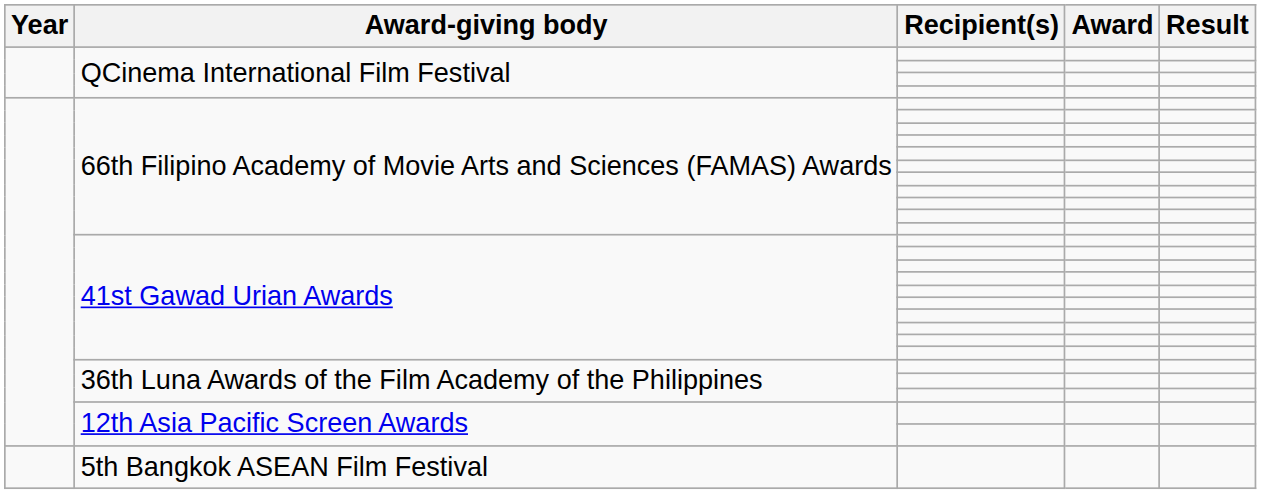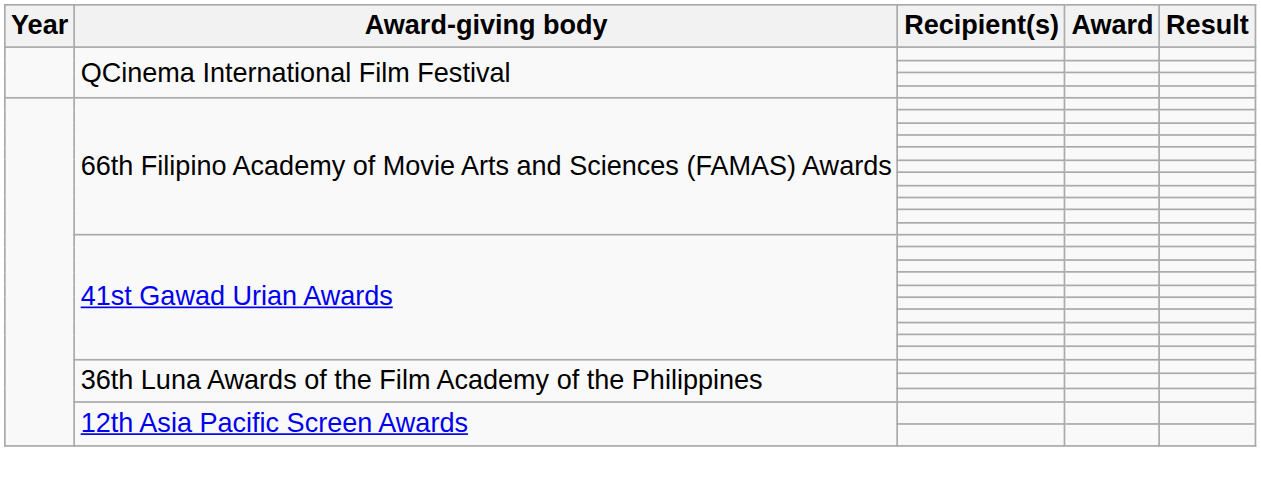- row: (40, 467)
